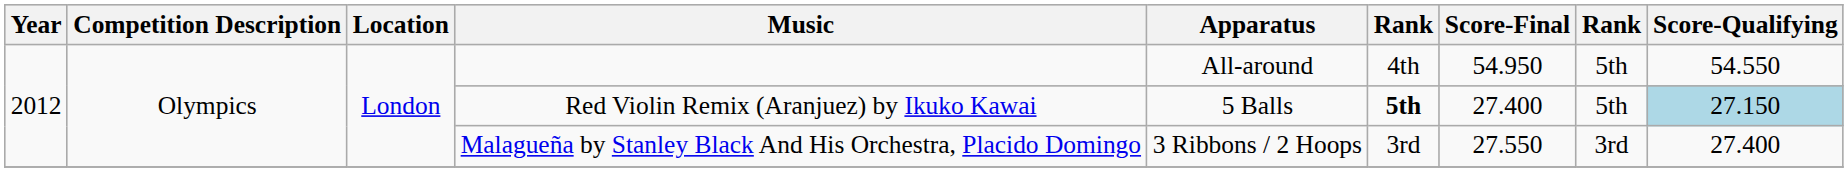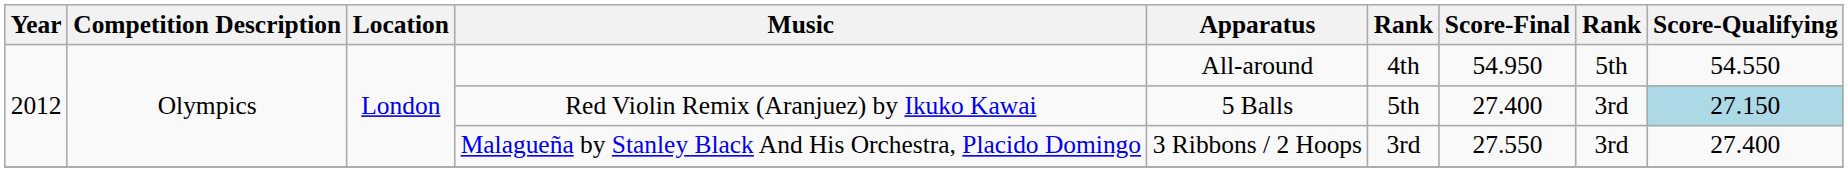(1403, 105) bold -> (1403, 105) normal
(1612, 105) 5th -> (1612, 105) 3rd
